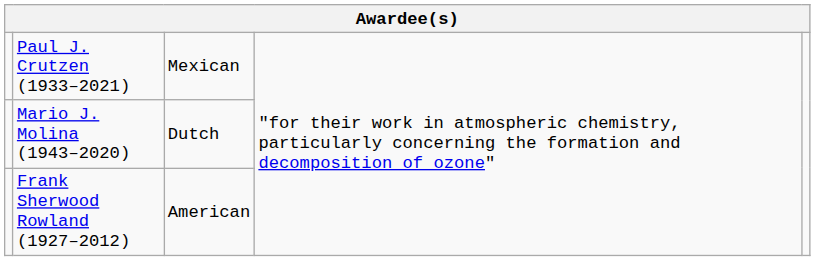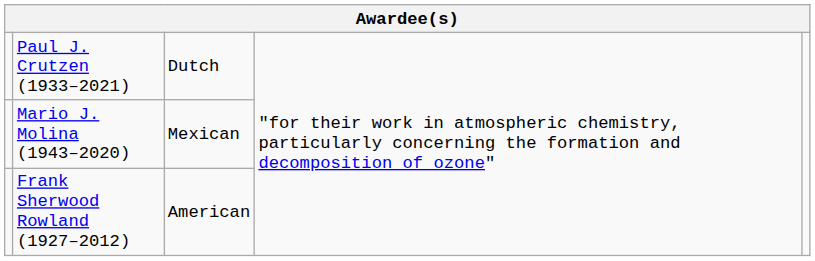(204, 66) Mexican -> (194, 66) Dutch
(194, 134) Dutch -> (204, 134) Mexican
